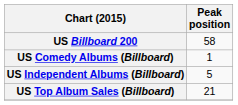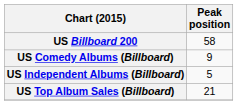(210, 58) 1 -> (210, 58) 9
